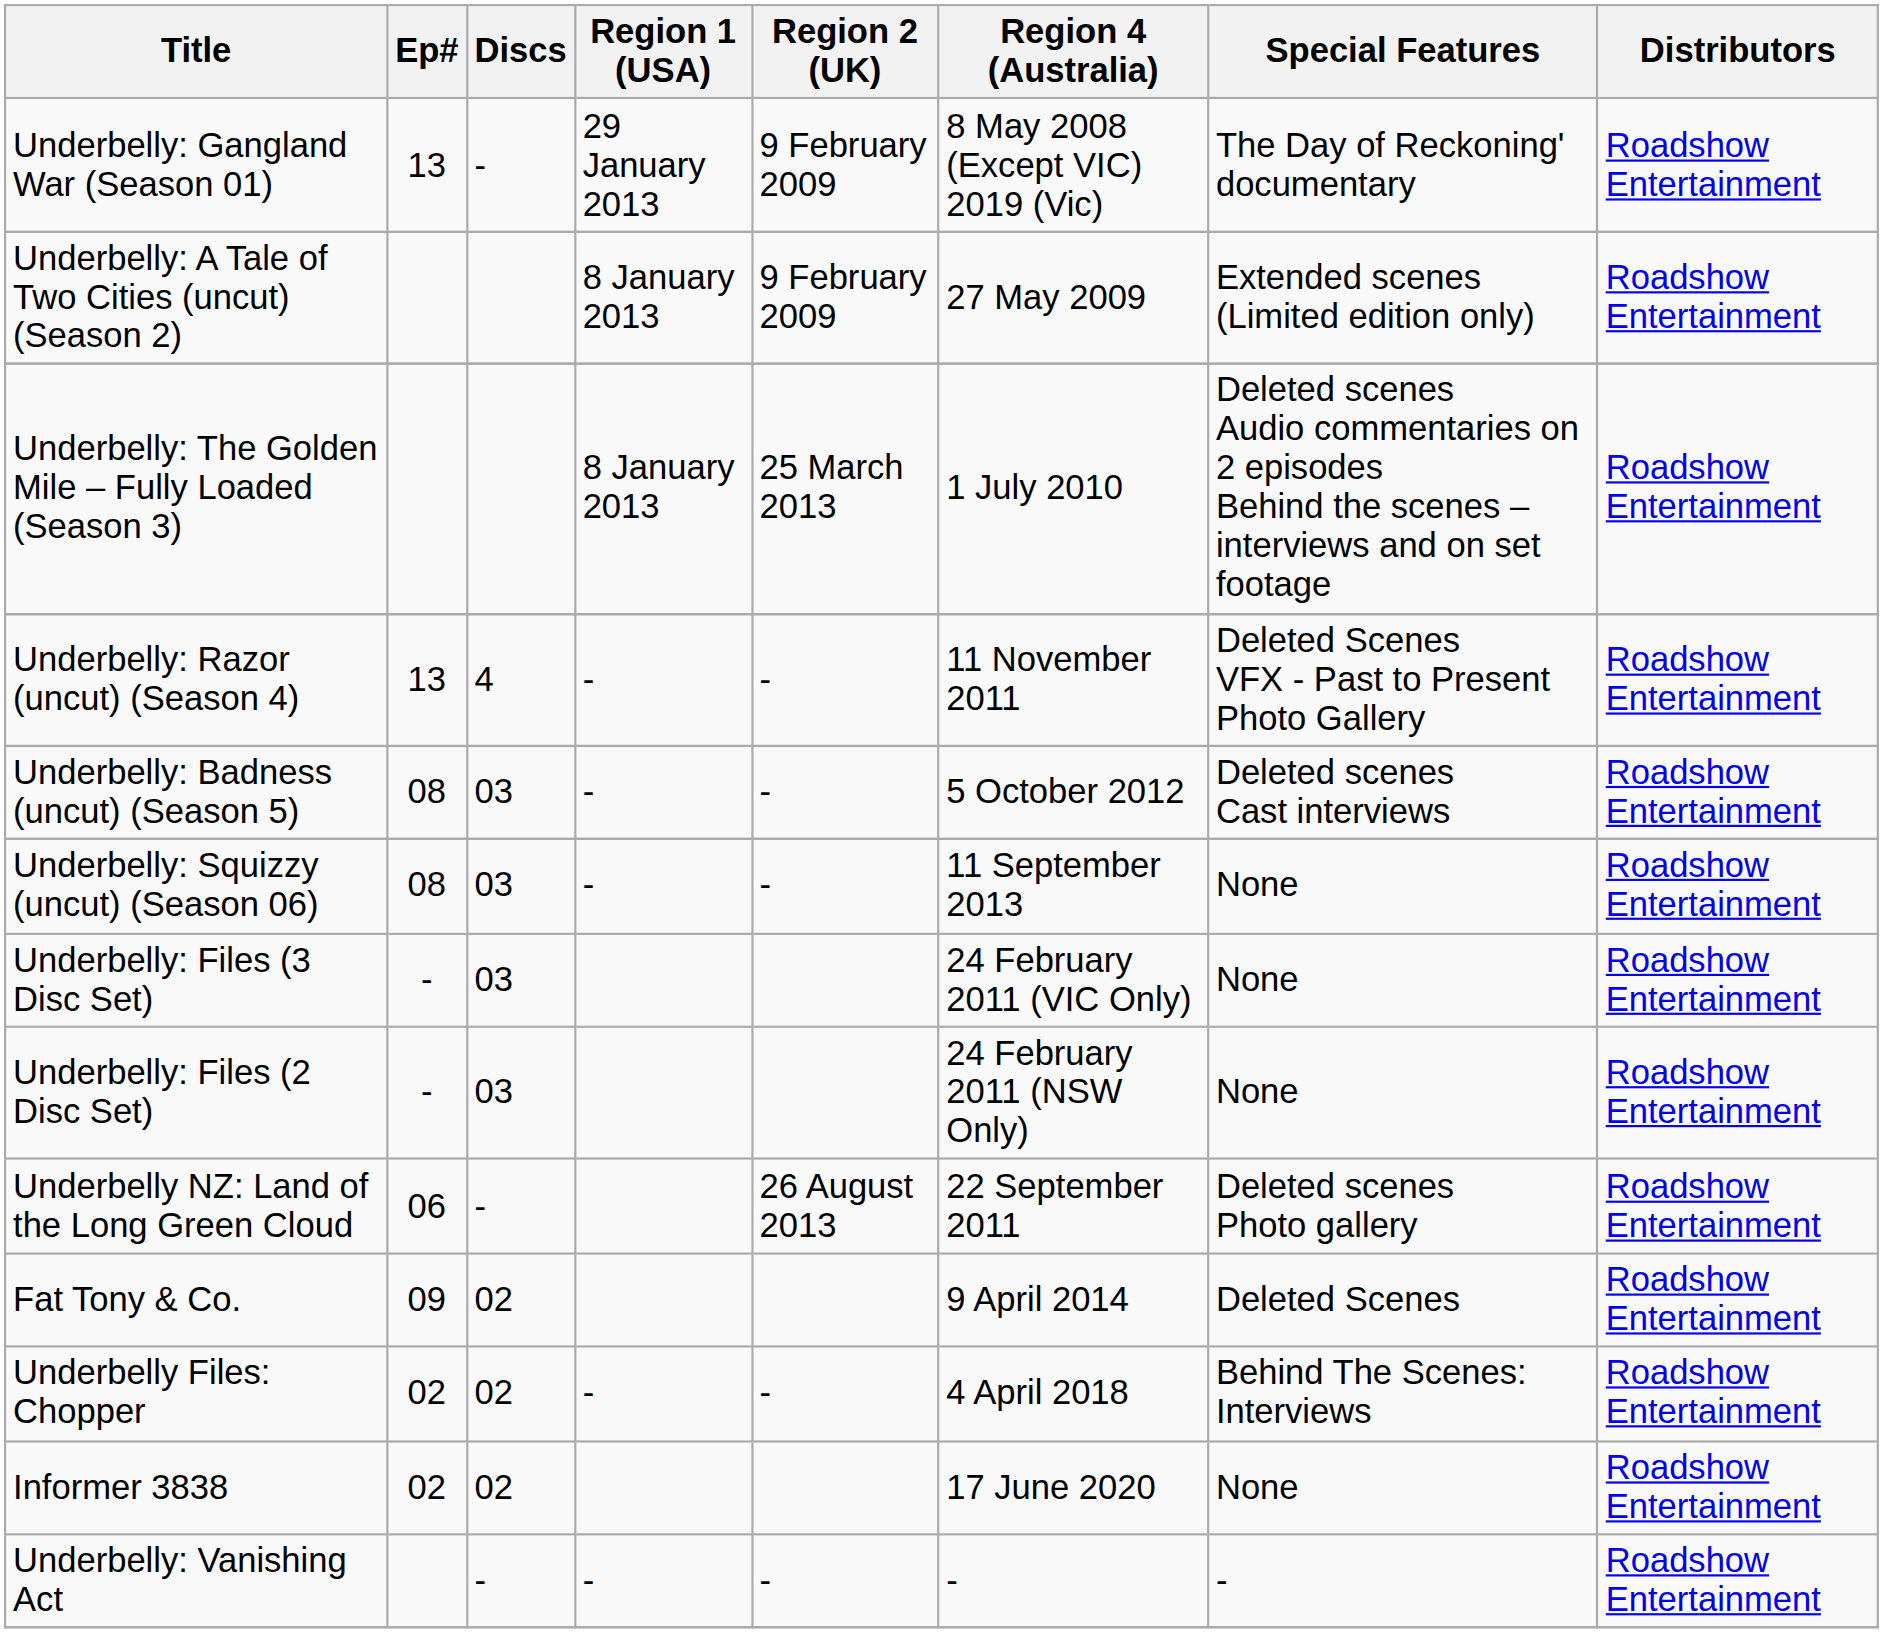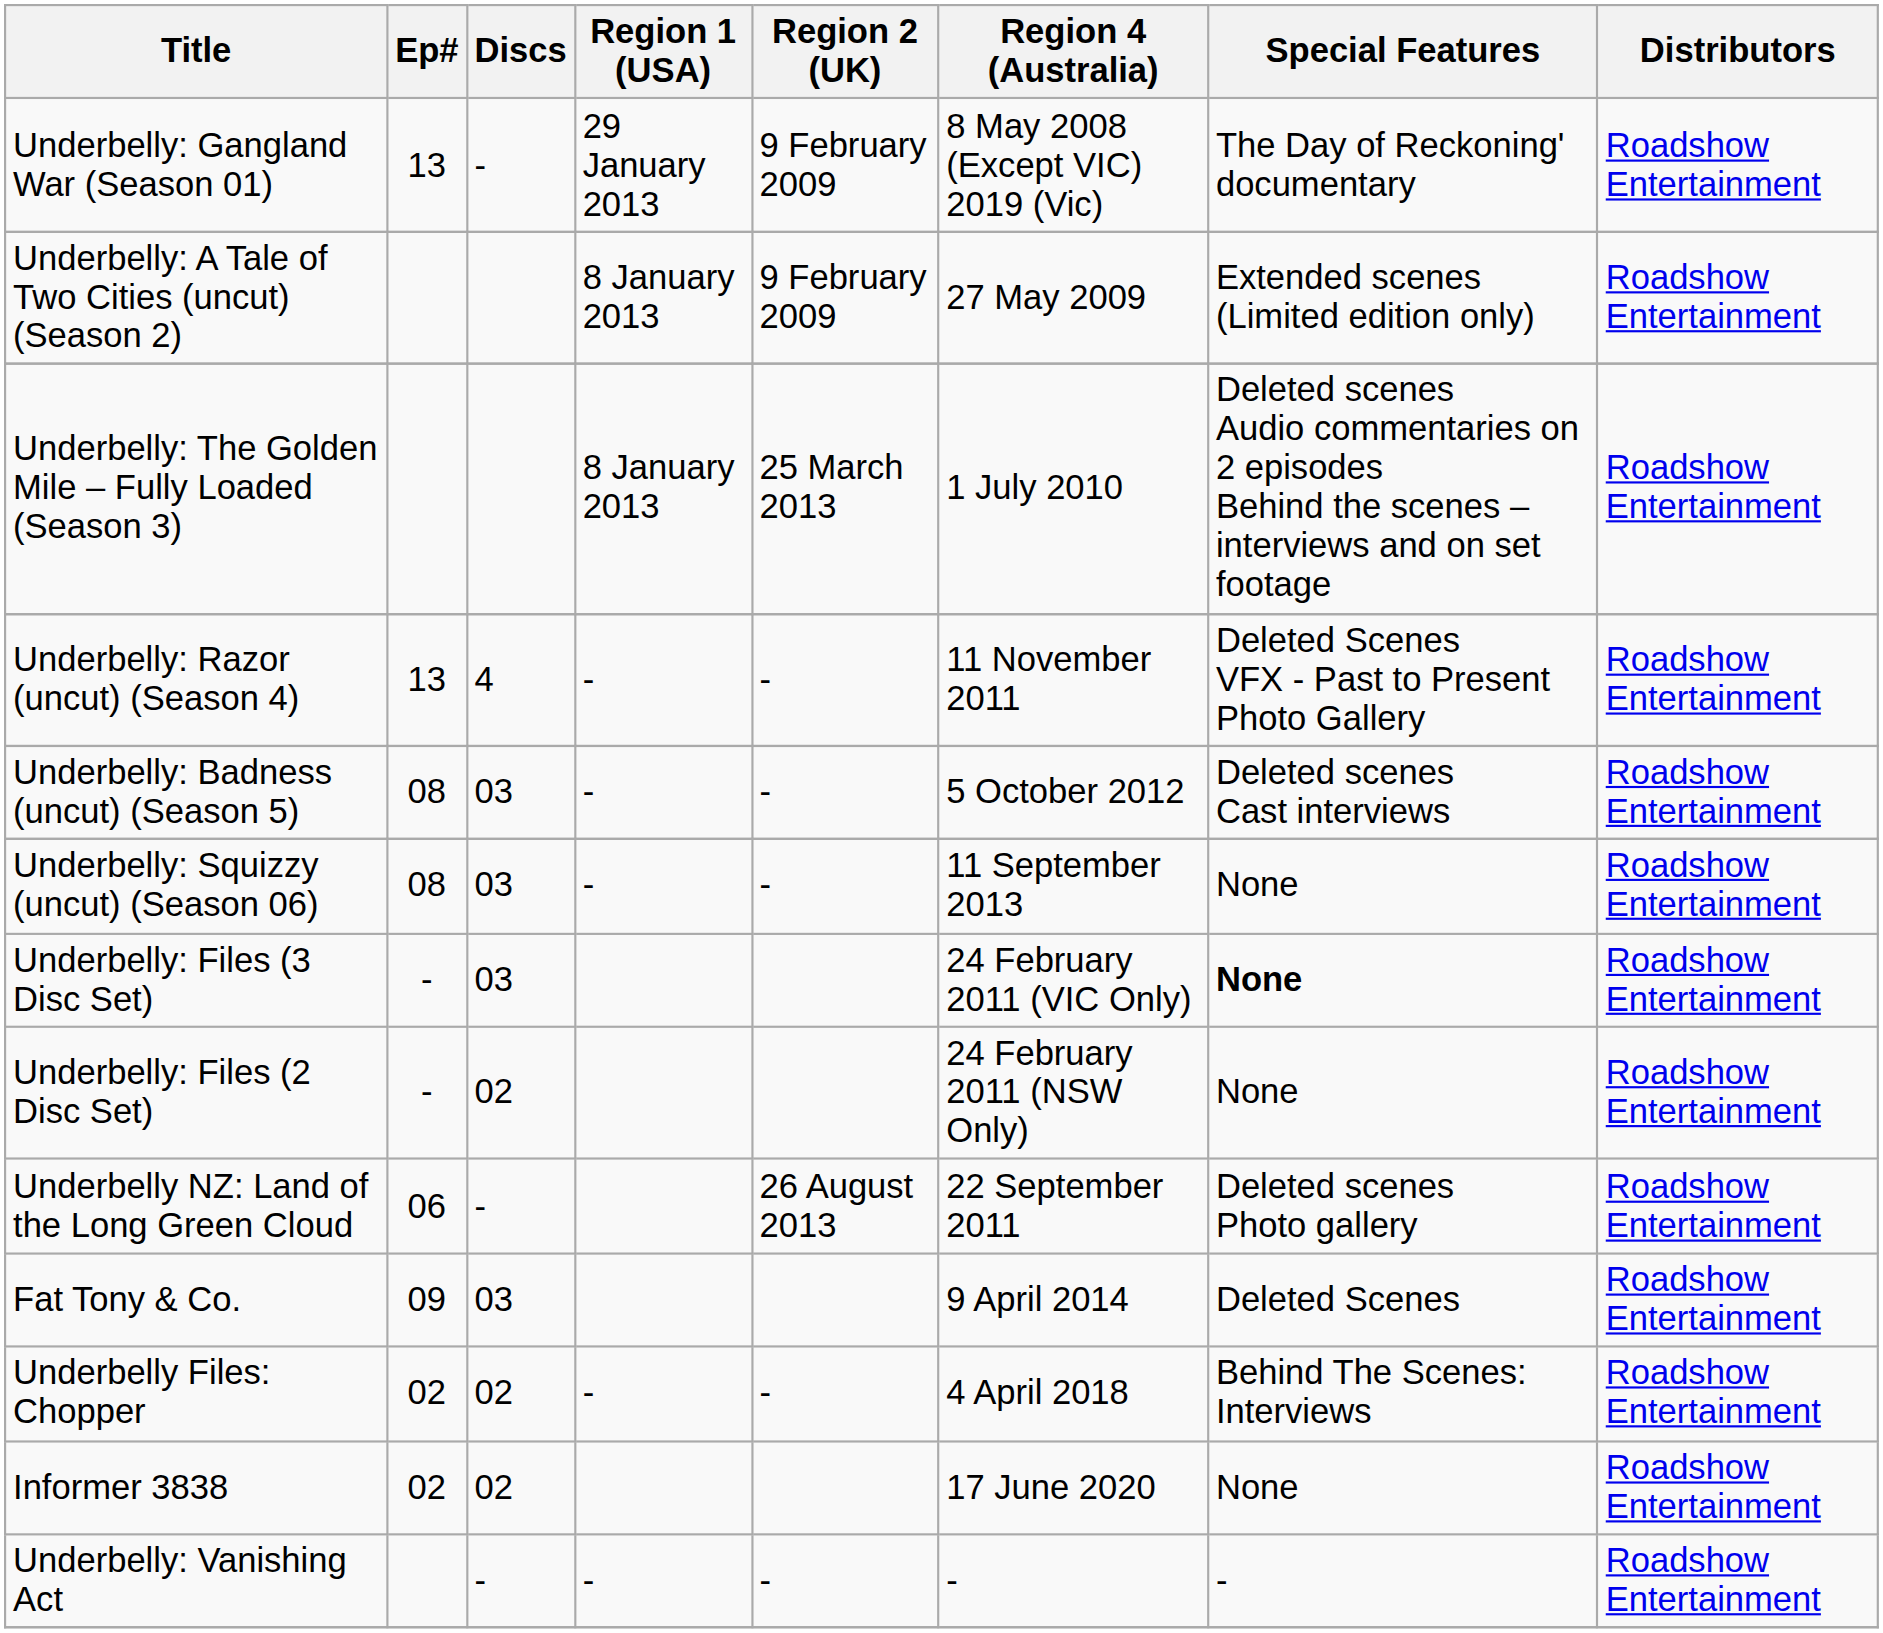(1257, 979) normal -> (1259, 979) bold
(494, 1092) 03 -> (494, 1092) 02
(494, 1299) 02 -> (494, 1299) 03
